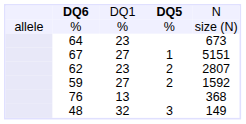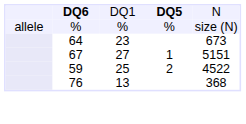- row: (76, 68)
(123, 82) 27 -> (123, 68) 25
(216, 82) 1592 -> (216, 68) 4522
- row: (76, 110)
